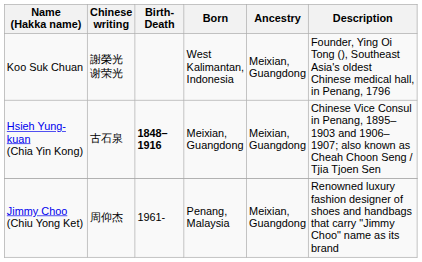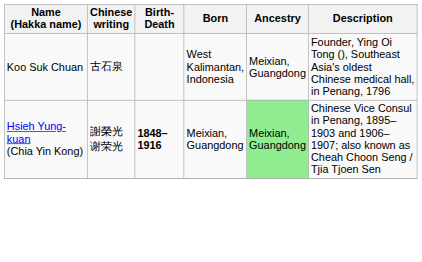(106, 66) 謝榮光 谢荣光 -> (106, 66) 古石泉
(106, 139) 古石泉 -> (106, 139) 謝榮光 谢荣光
(278, 139) no background -> (278, 139) lightgreen background
- row: (45, 217)
